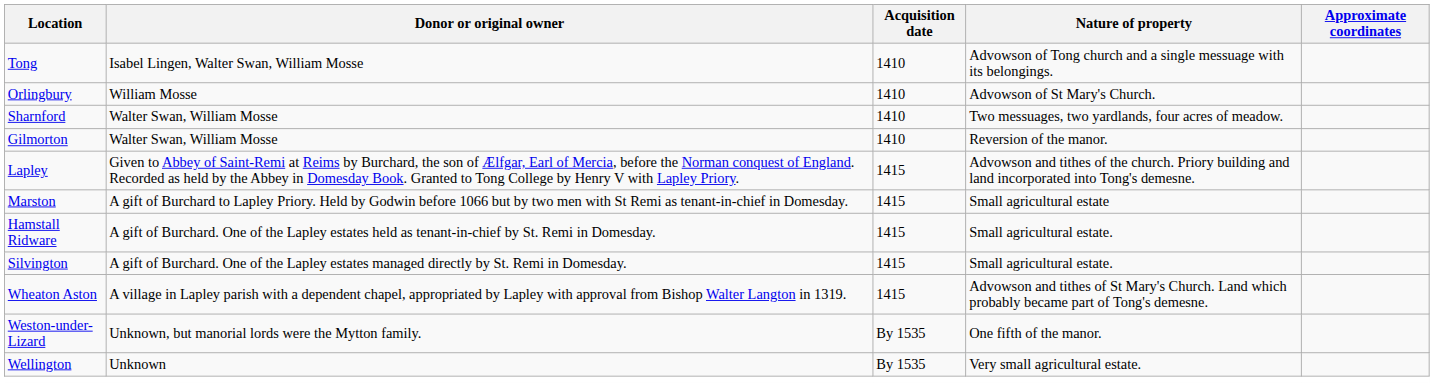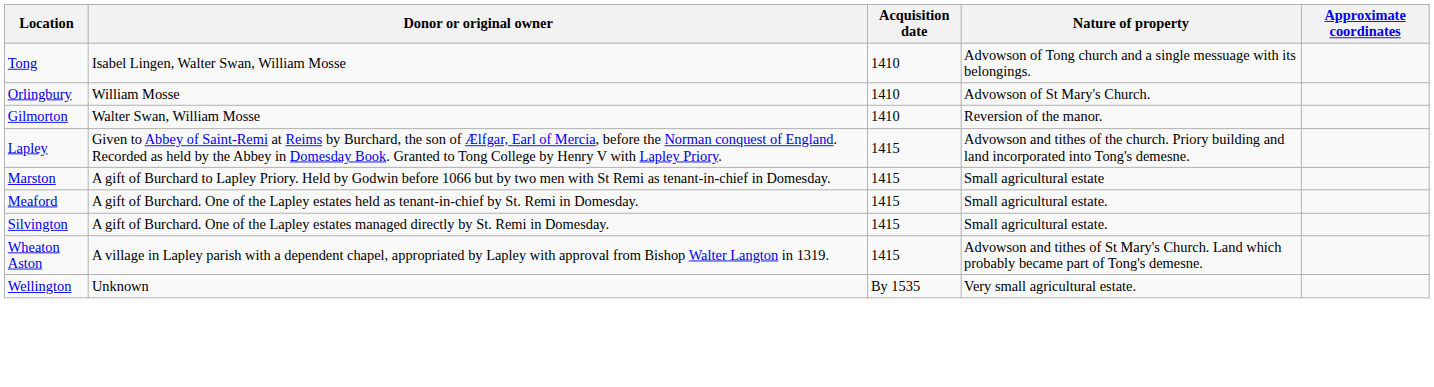- row: (37, 116)
- row: (34, 232)
+ row: (33, 201)
- row: (50, 333)
